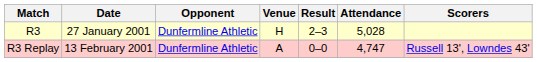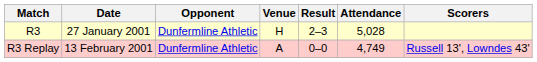(371, 48) 4,747 -> (371, 48) 4,749
